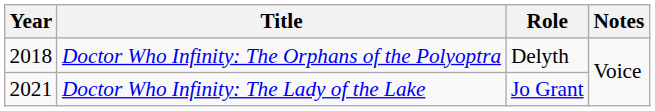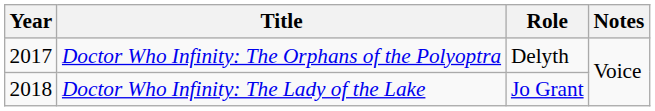(31, 55) 2018 -> (31, 55) 2017
(31, 88) 2021 -> (31, 88) 2018
